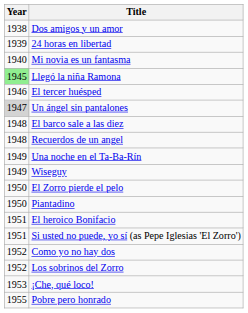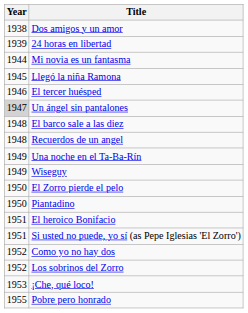(17, 60) 1940 -> (17, 60) 1944
(17, 76) lightgreen background -> (17, 76) no background
